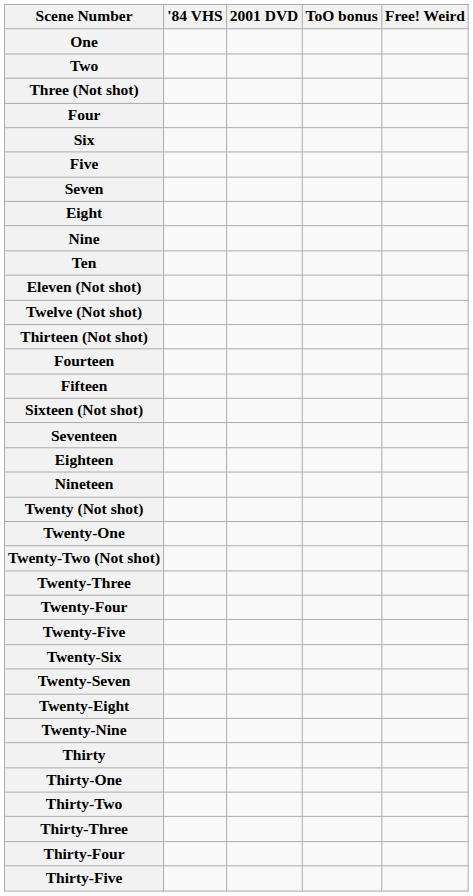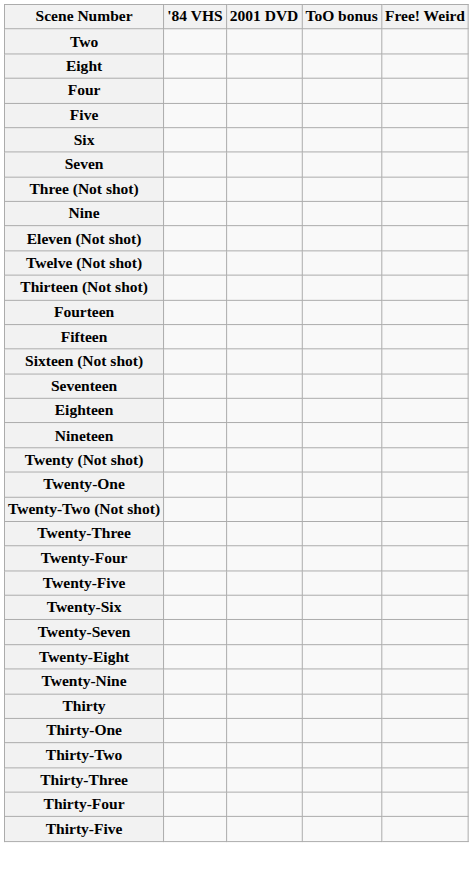- row: (84, 41)
rows swapped: (84, 90) <-> (84, 213)
rows swapped: (84, 164) <-> (84, 139)
- row: (84, 262)
